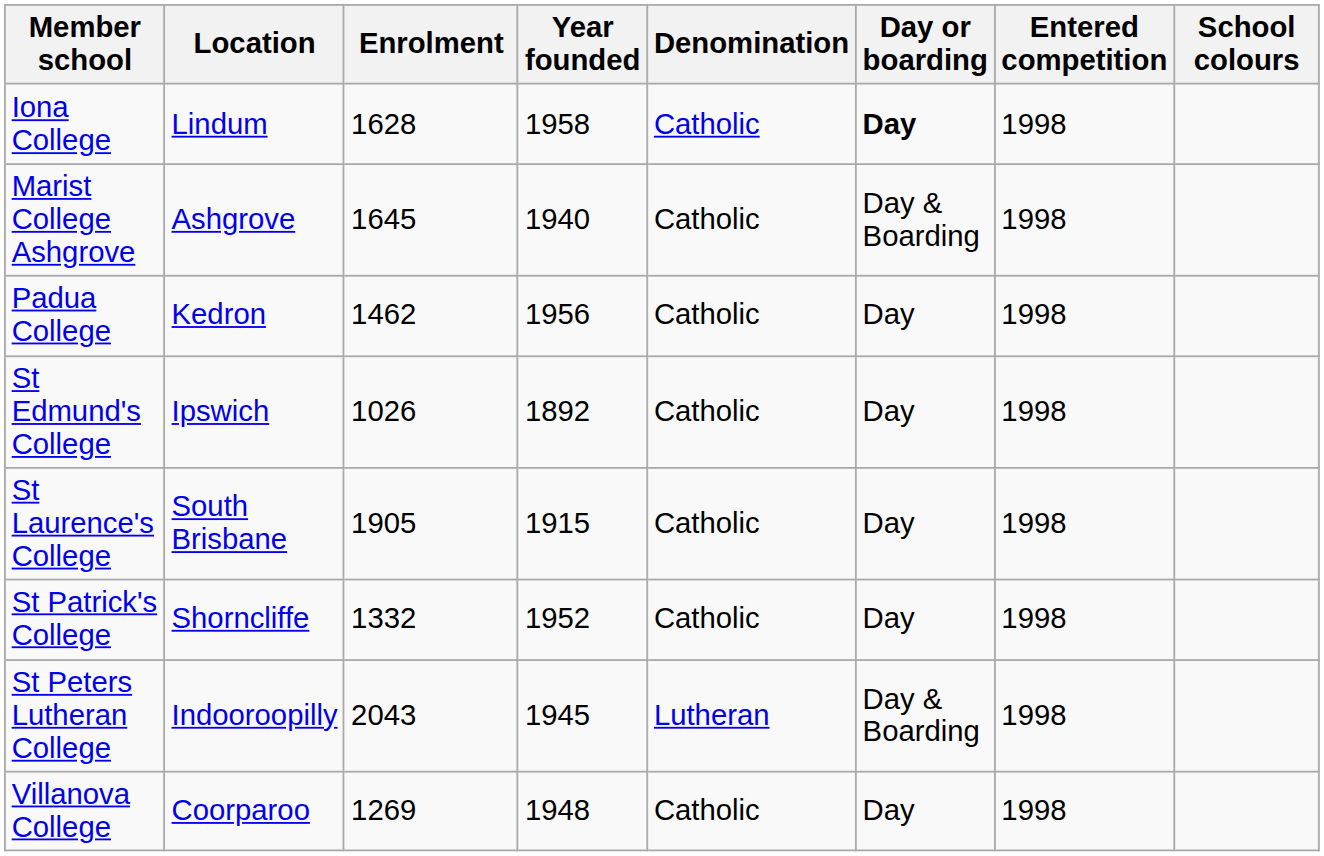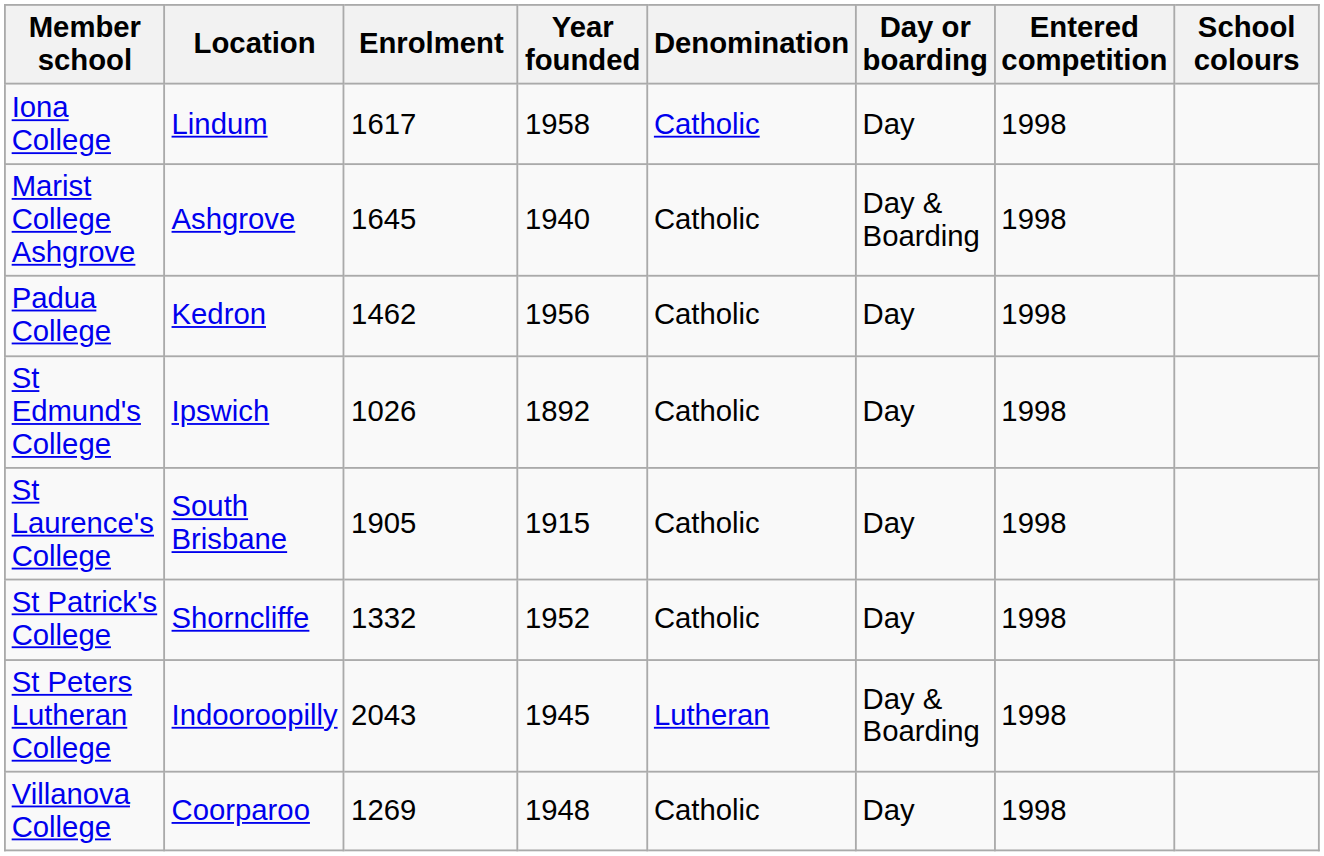(384, 123) 1628 -> (384, 123) 1617
(889, 123) bold -> (889, 123) normal
